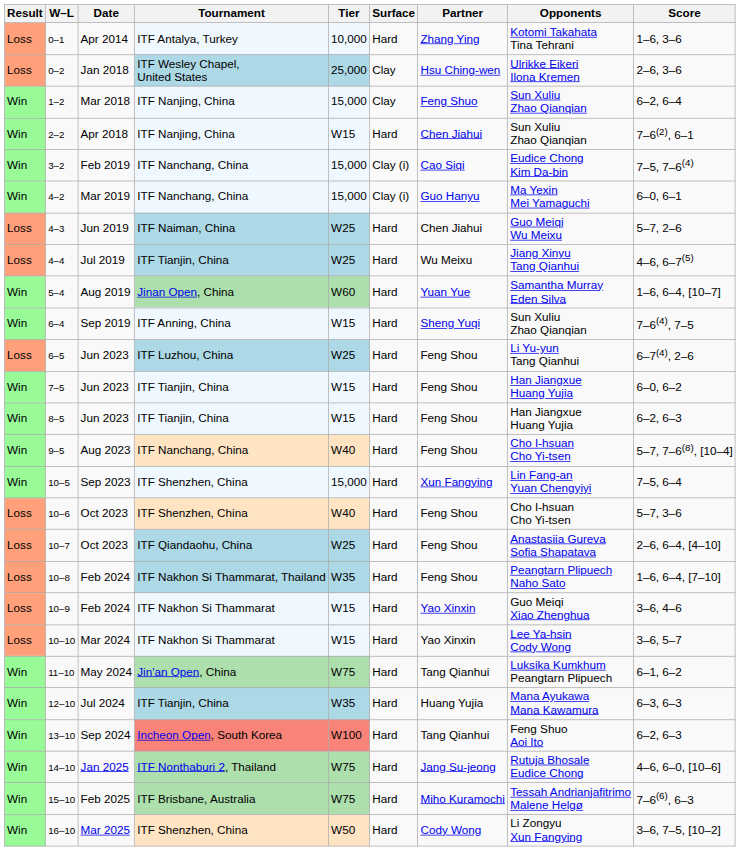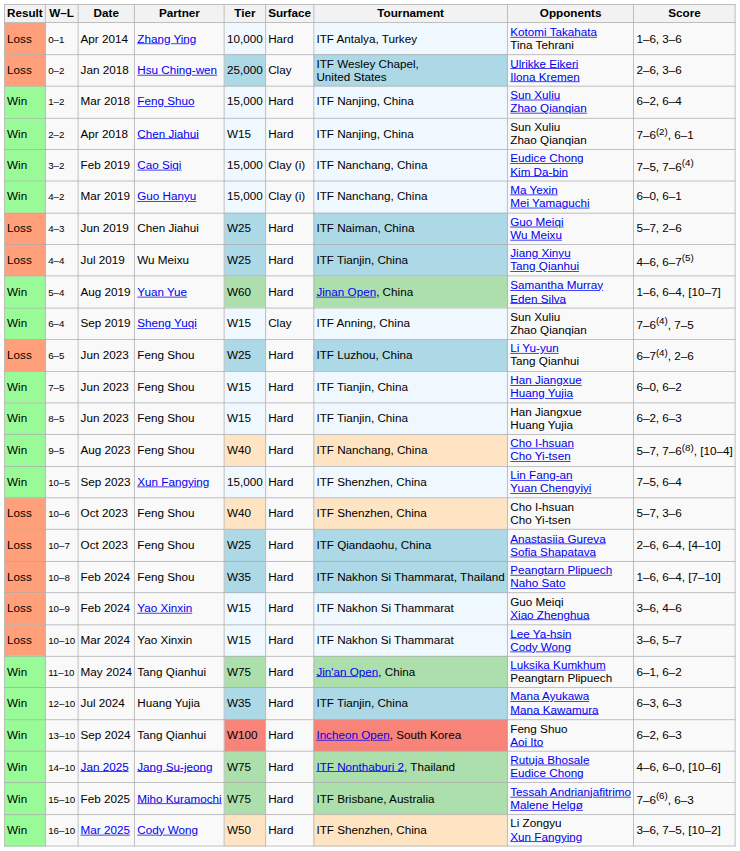columns swapped: (231, 13) <-> (463, 13)
(384, 102) Clay -> (281, 102) Hard
(385, 323) Hard -> (280, 323) Clay
